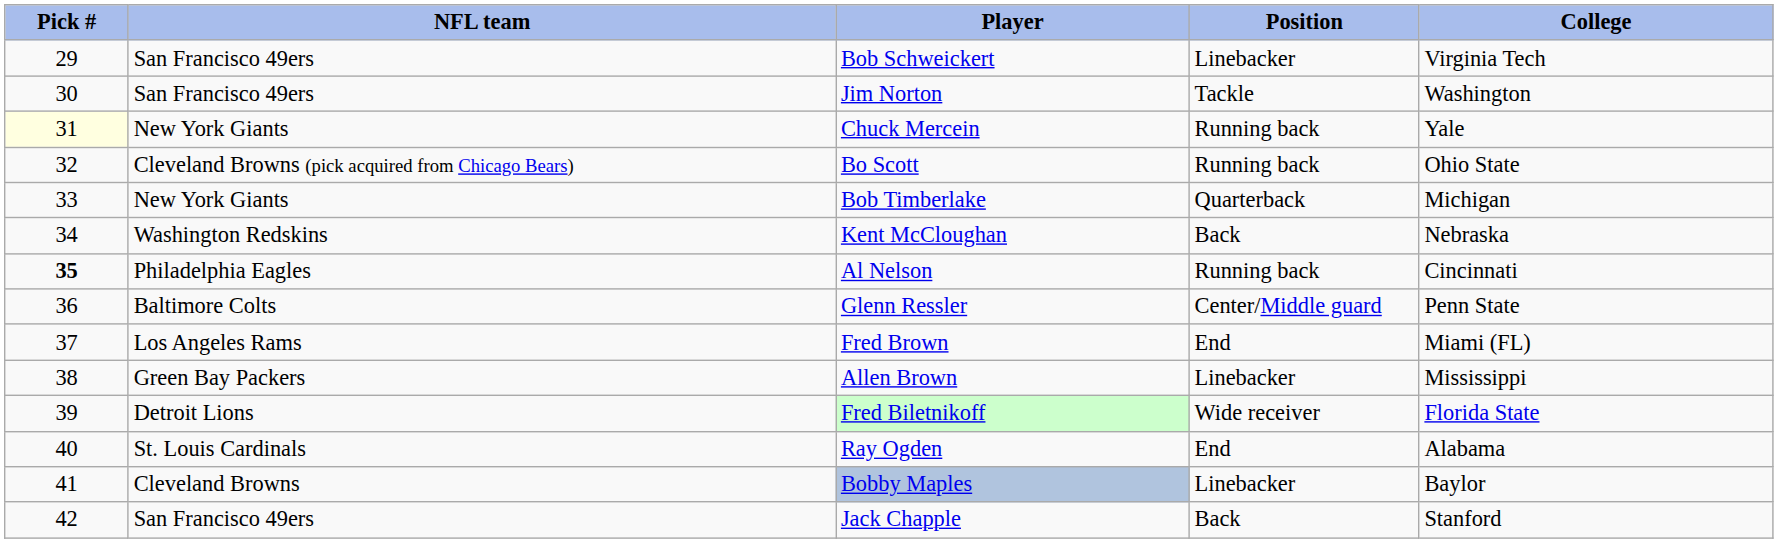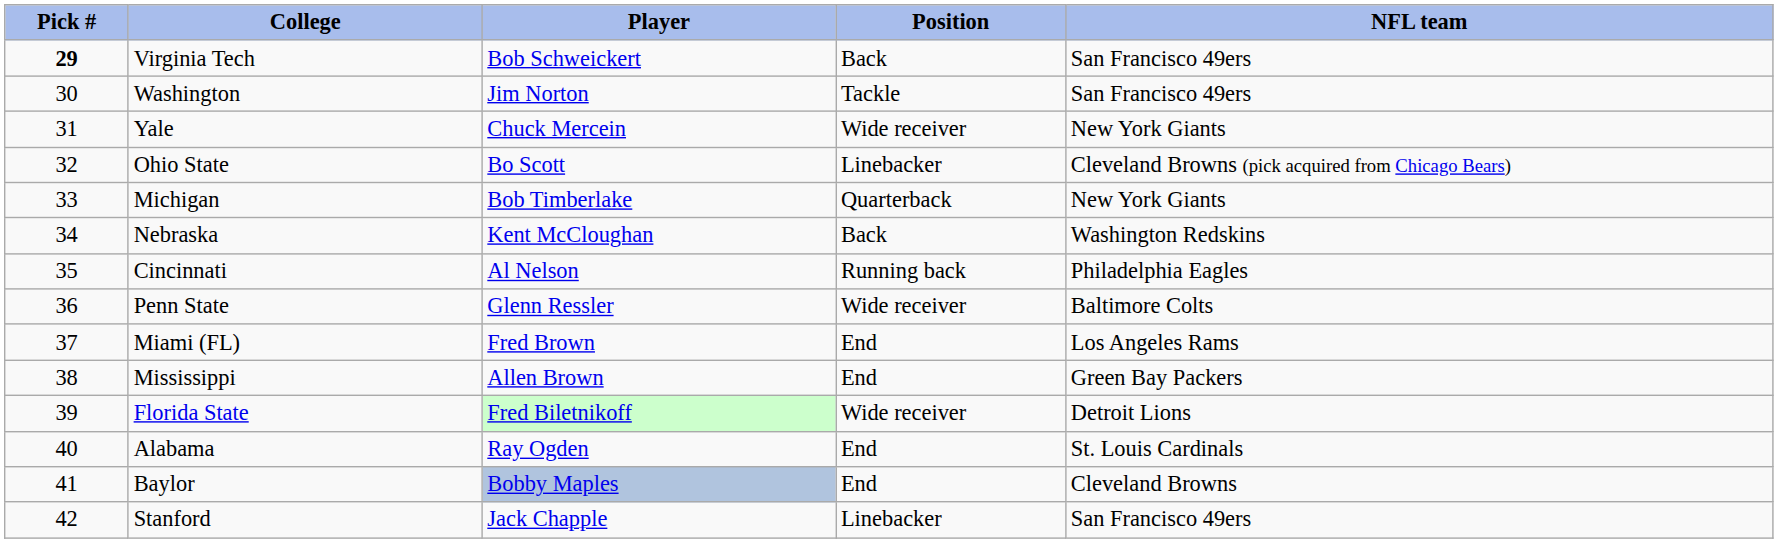columns swapped: (482, 22) <-> (1596, 22)
(67, 57) normal -> (67, 57) bold
(1245, 57) Linebacker -> (864, 57) Back
(67, 128) lightyellow background -> (67, 128) no background
(1257, 128) Running back -> (904, 128) Wide receiver
(1257, 164) Running back -> (891, 164) Linebacker
(67, 270) bold -> (67, 270) normal
(1288, 306) Center/Middle guard -> (904, 306) Wide receiver
(1245, 377) Linebacker -> (859, 377) End
(1245, 484) Linebacker -> (859, 484) End
(1218, 519) Back -> (891, 519) Linebacker
